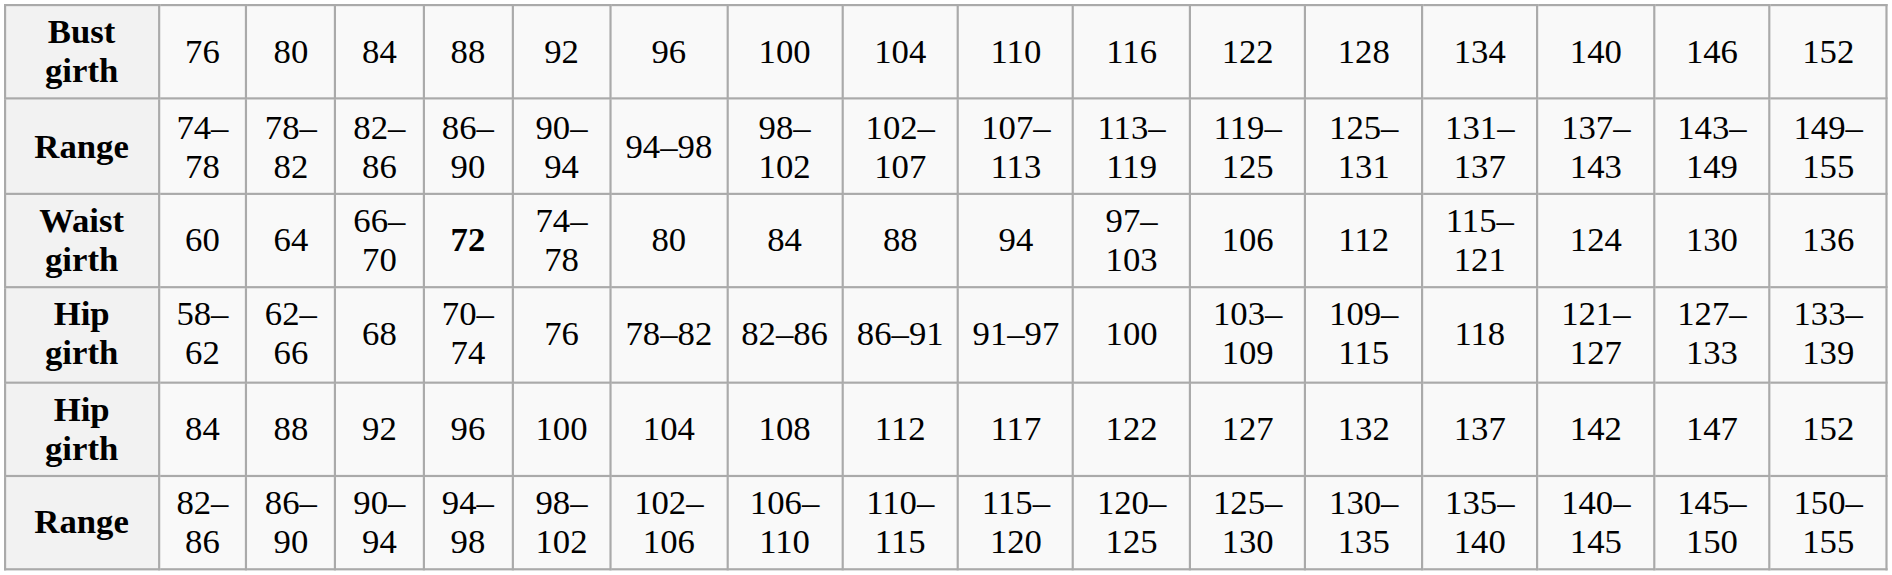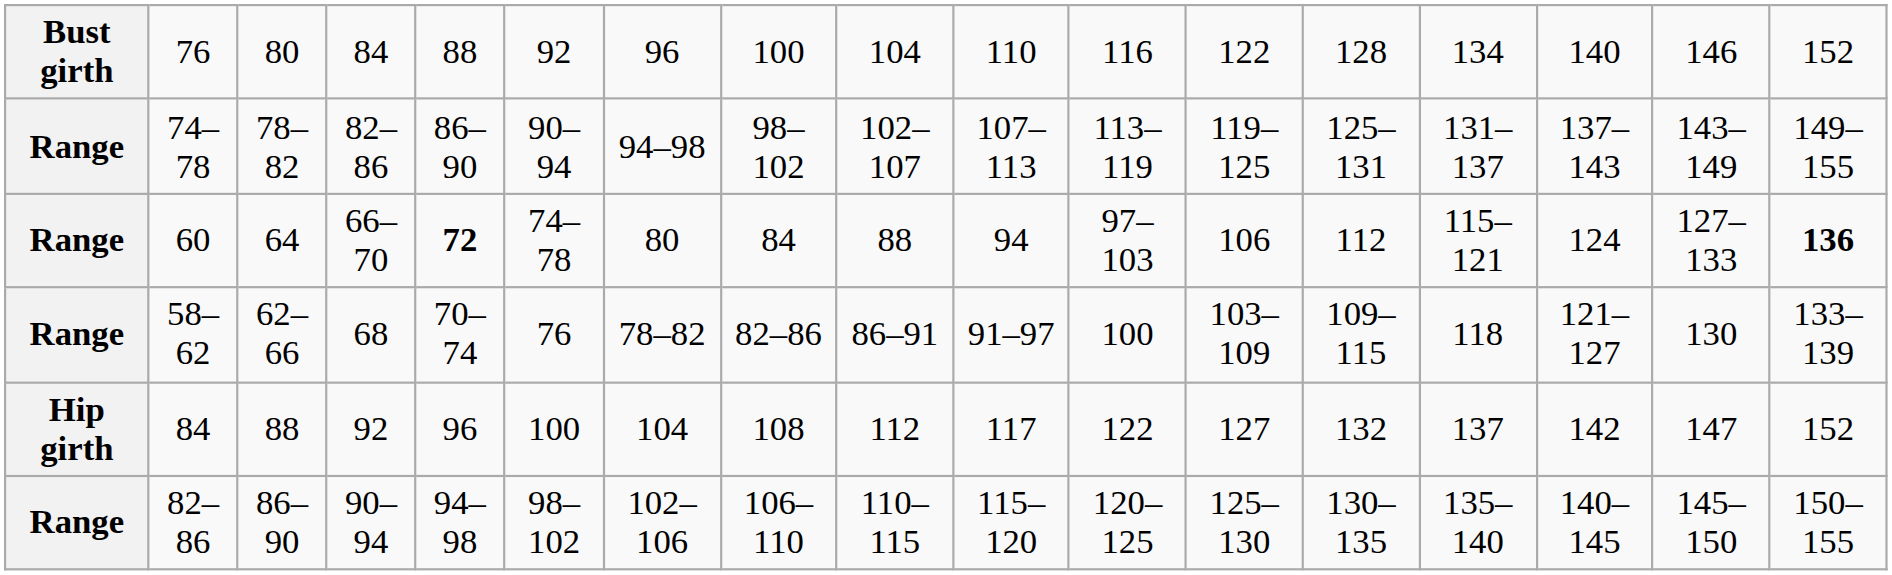(82, 239) Waist girth -> (77, 239) Range
(1712, 239) 130 -> (1711, 239) 127–133
(1828, 239) normal -> (1828, 239) bold
(82, 333) Hip girth -> (77, 333) Range
(1712, 333) 127–133 -> (1711, 333) 130
